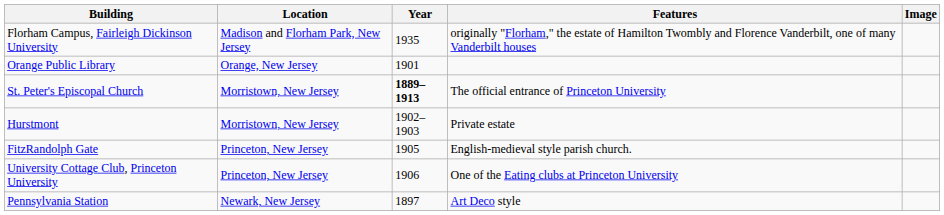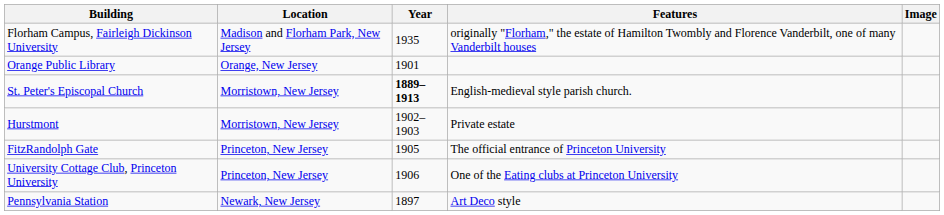(558, 91) The official entrance of Princeton University -> (541, 91) English-medieval style parish church.
(541, 149) English-medieval style parish church. -> (558, 149) The official entrance of Princeton University
